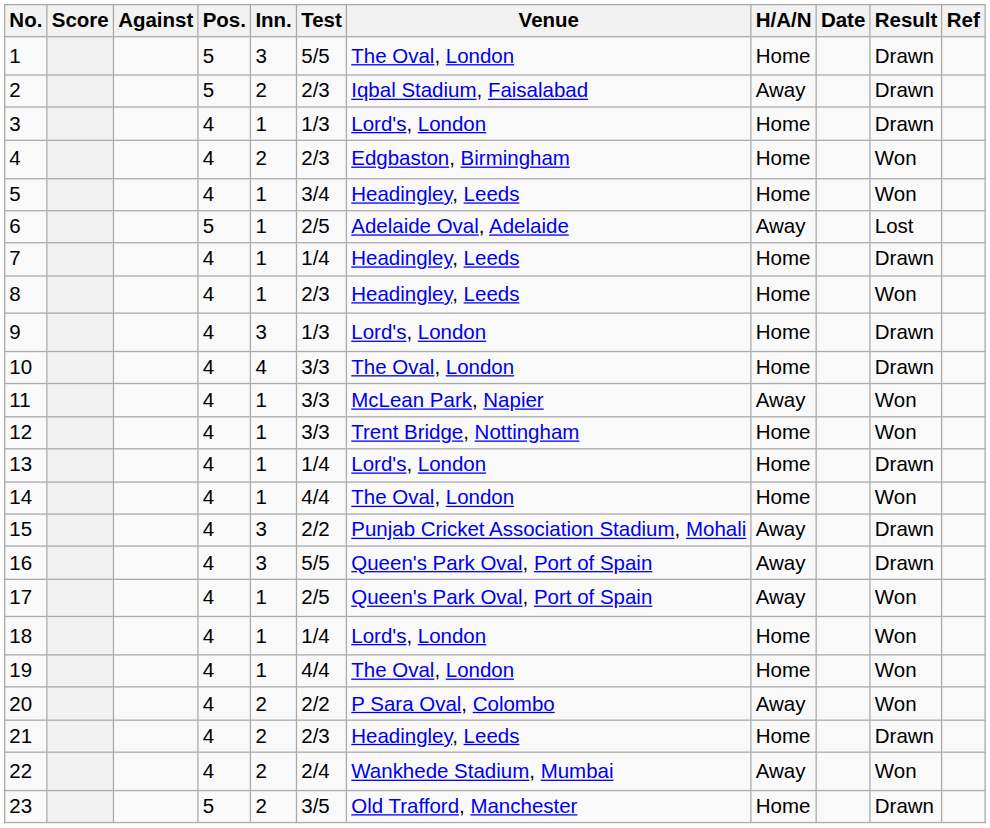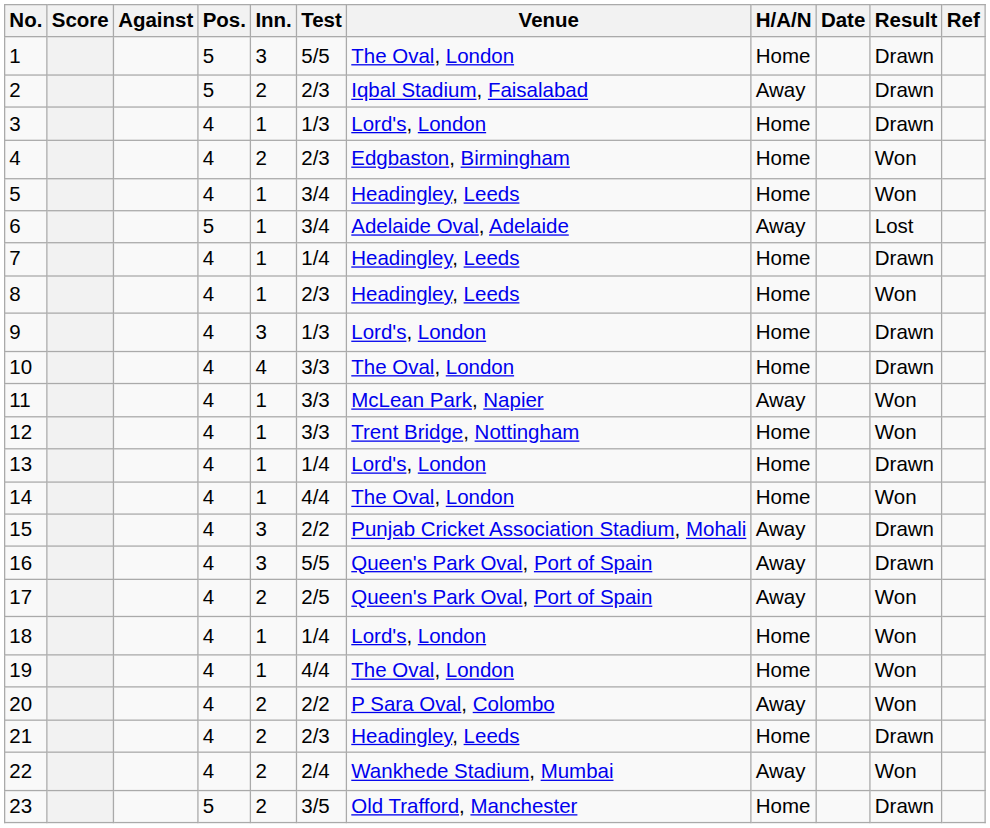(315, 226) 2/5 -> (315, 226) 3/4
(261, 597) 1 -> (261, 597) 2
